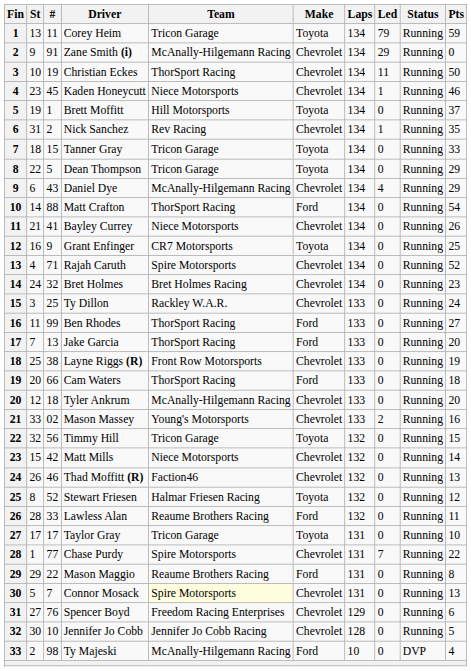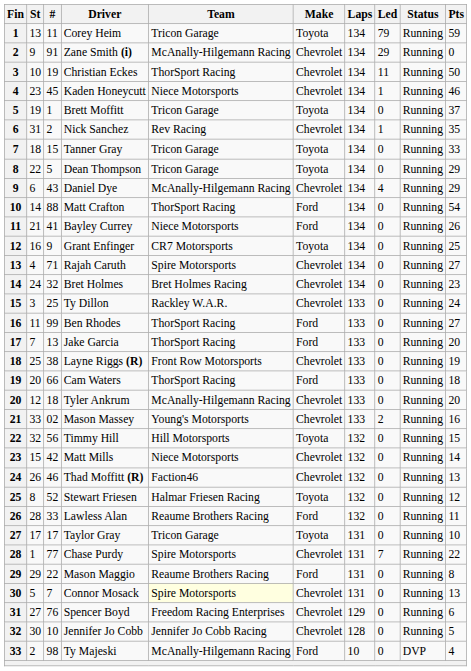(190, 110) Hill Motorsports -> (185, 110) Tricon Garage
(319, 226) Chevrolet -> (307, 226) Ford
(454, 265) 52 -> (454, 265) 27
(185, 438) Tricon Garage -> (190, 438) Hill Motorsports
